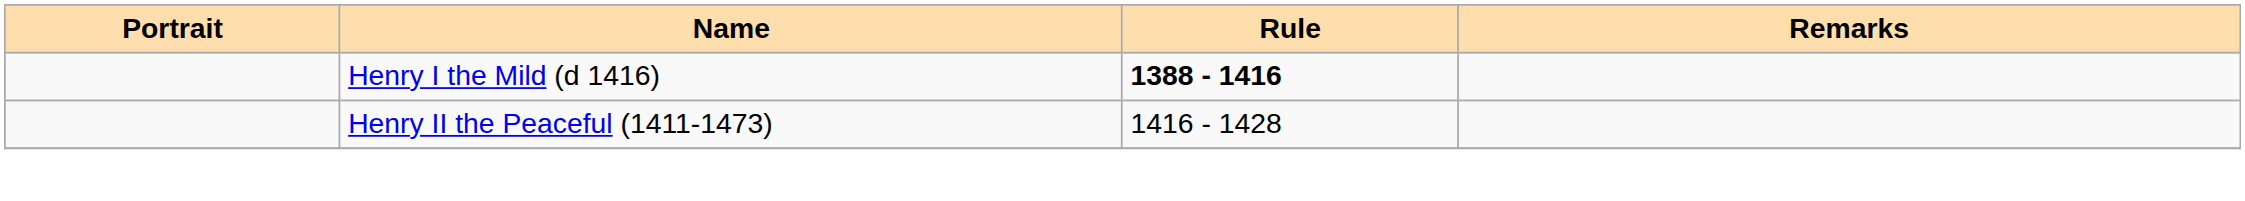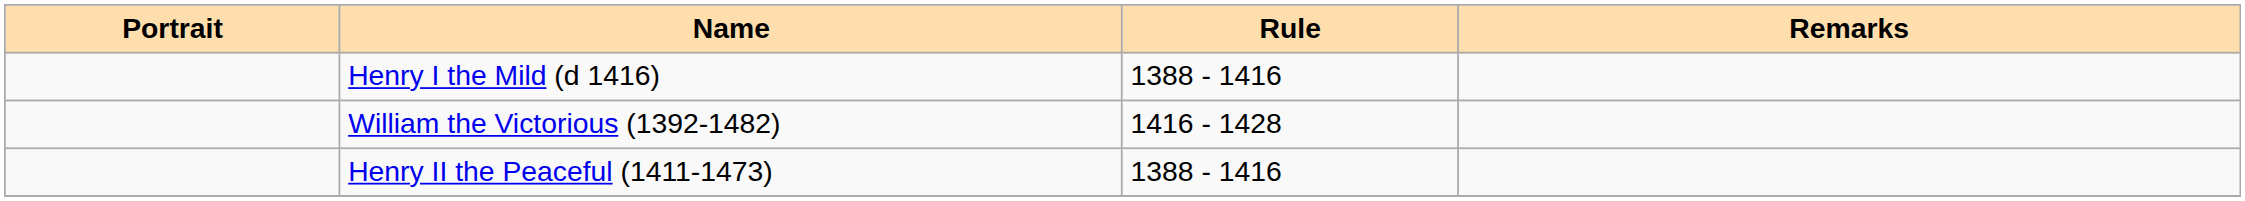(1206, 76) bold -> (1206, 76) normal
+ row: (564, 123)
(1206, 123) 1416 - 1428 -> (1206, 171) 1388 - 1416
